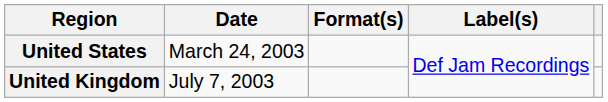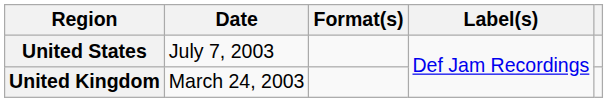(237, 50) March 24, 2003 -> (221, 50) July 7, 2003
(221, 81) July 7, 2003 -> (237, 81) March 24, 2003
